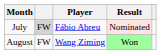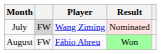(78, 27) Fábio Abreu -> (80, 27) Wang Ziming
(80, 42) Wang Ziming -> (78, 42) Fábio Abreu
